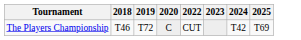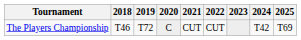+ column: (192, 12)
